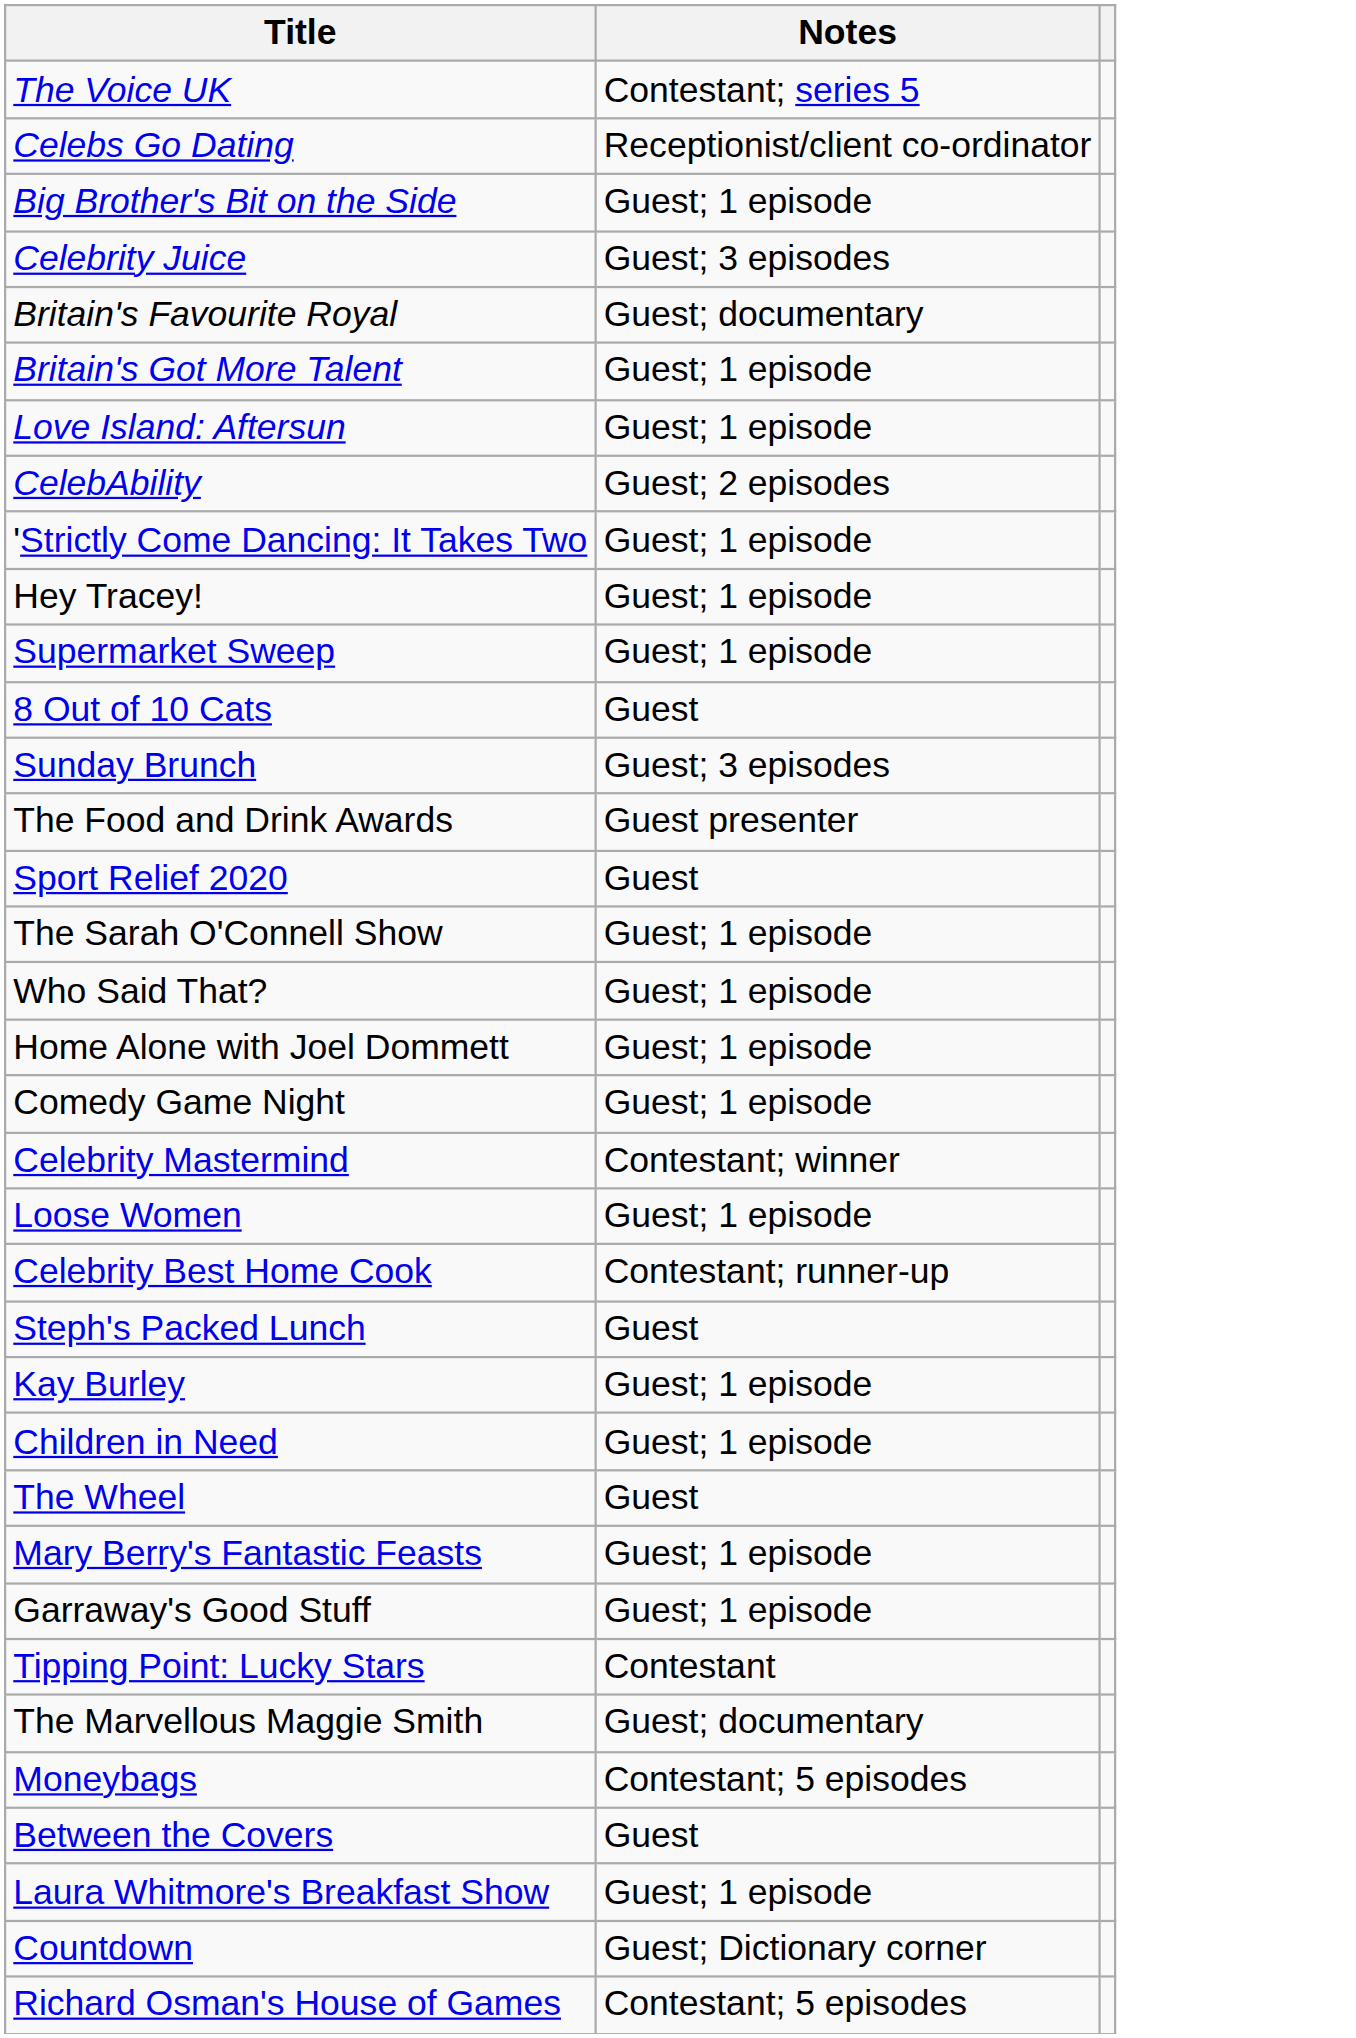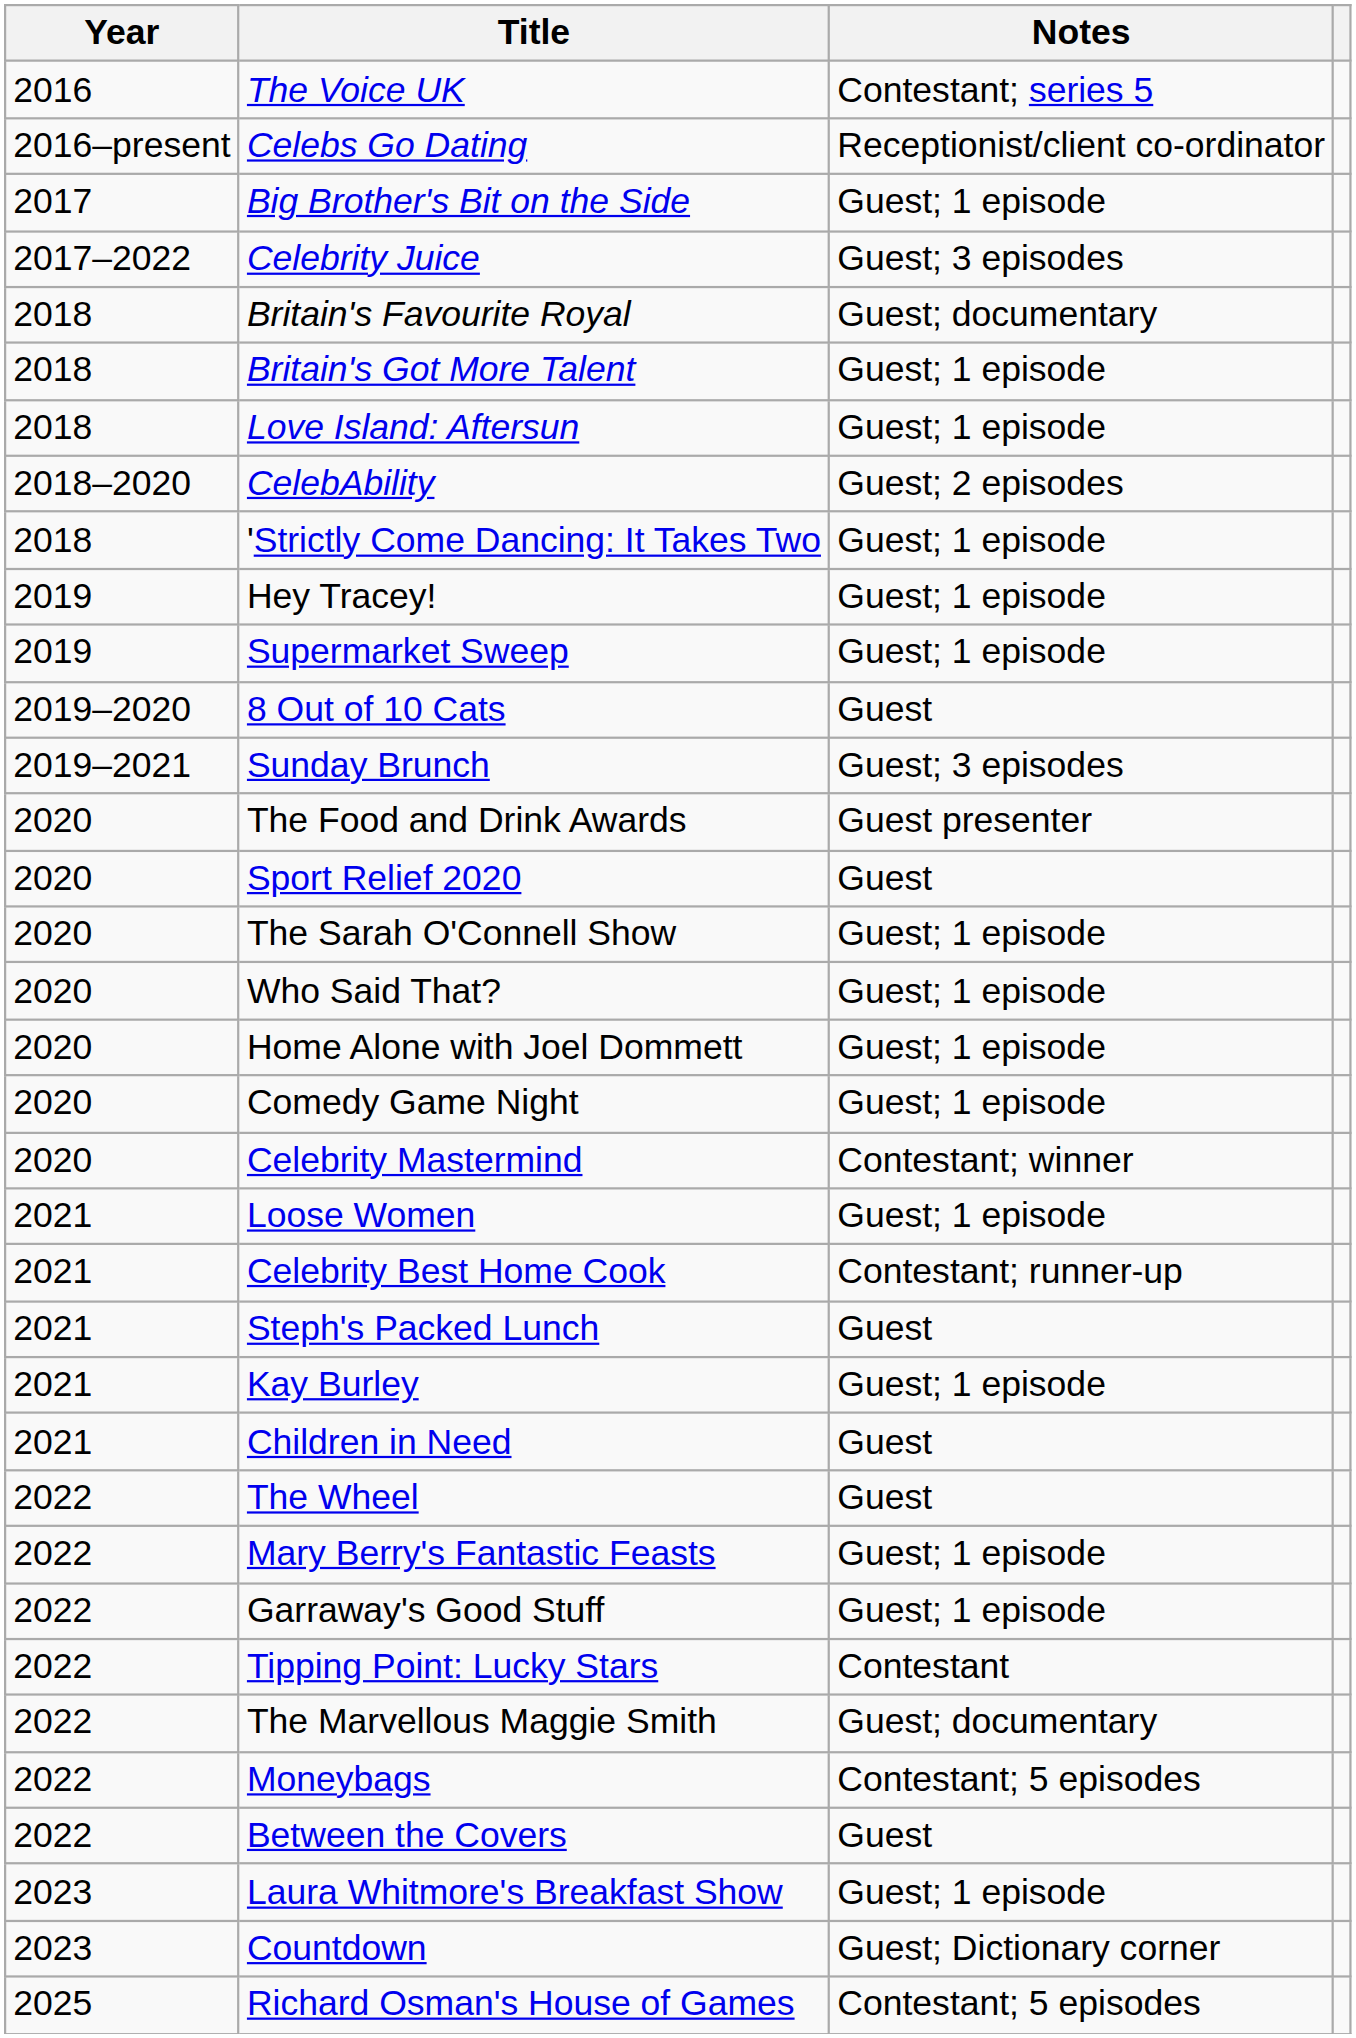+ column: (122, 32)
(738, 1440) Guest; 1 episode -> (885, 1440) Guest
